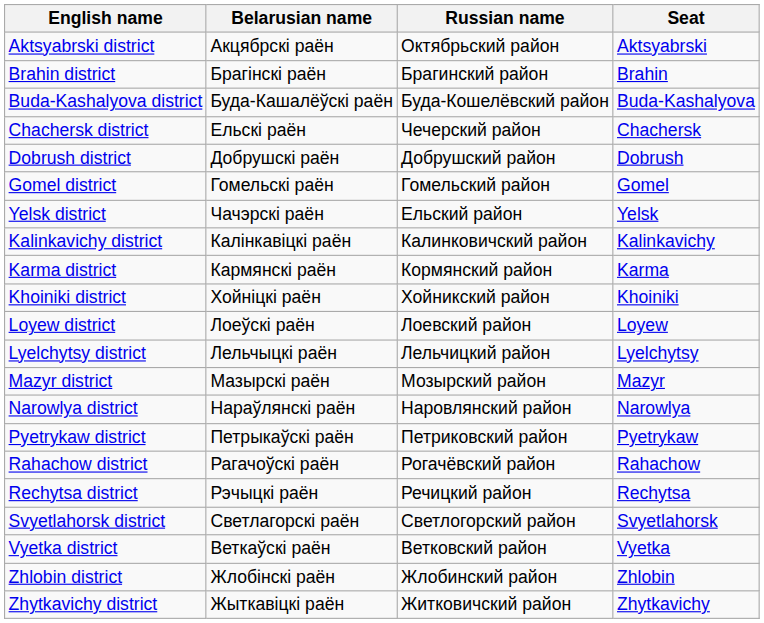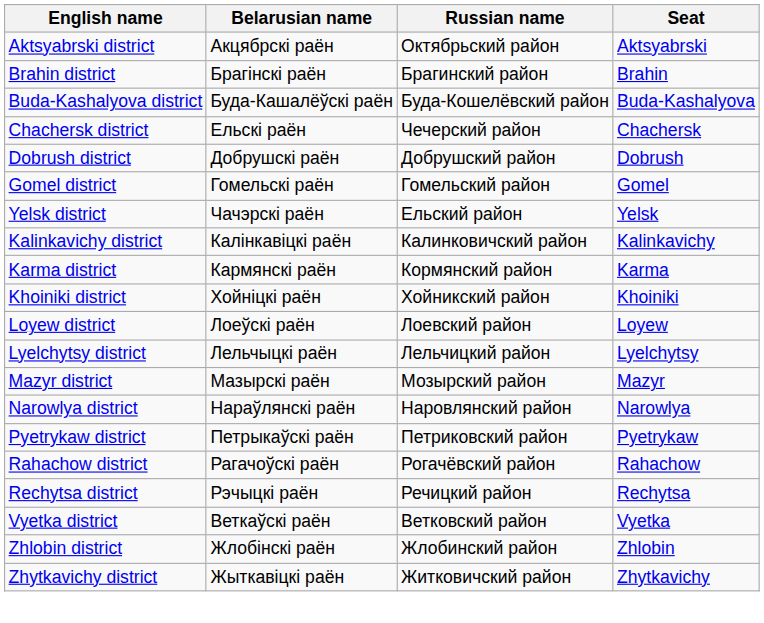- row: (87, 520)
